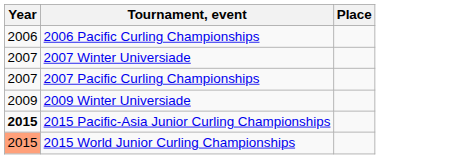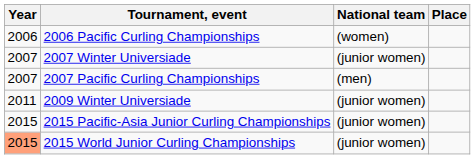+ column: (381, 15)
(22, 100) 2009 -> (22, 100) 2011
(22, 121) bold -> (22, 121) normal
